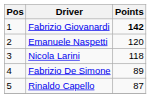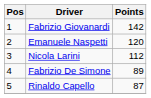(136, 26) bold -> (136, 26) normal
(136, 56) 118 -> (136, 56) 112
